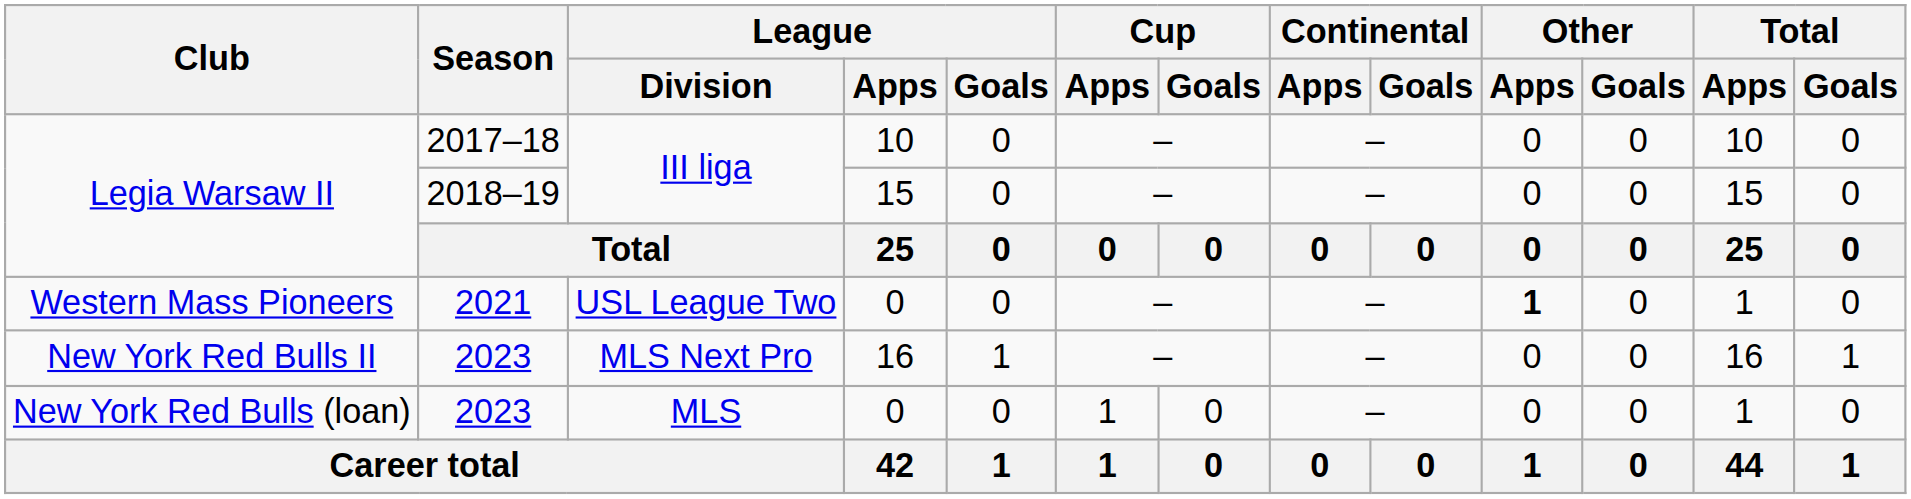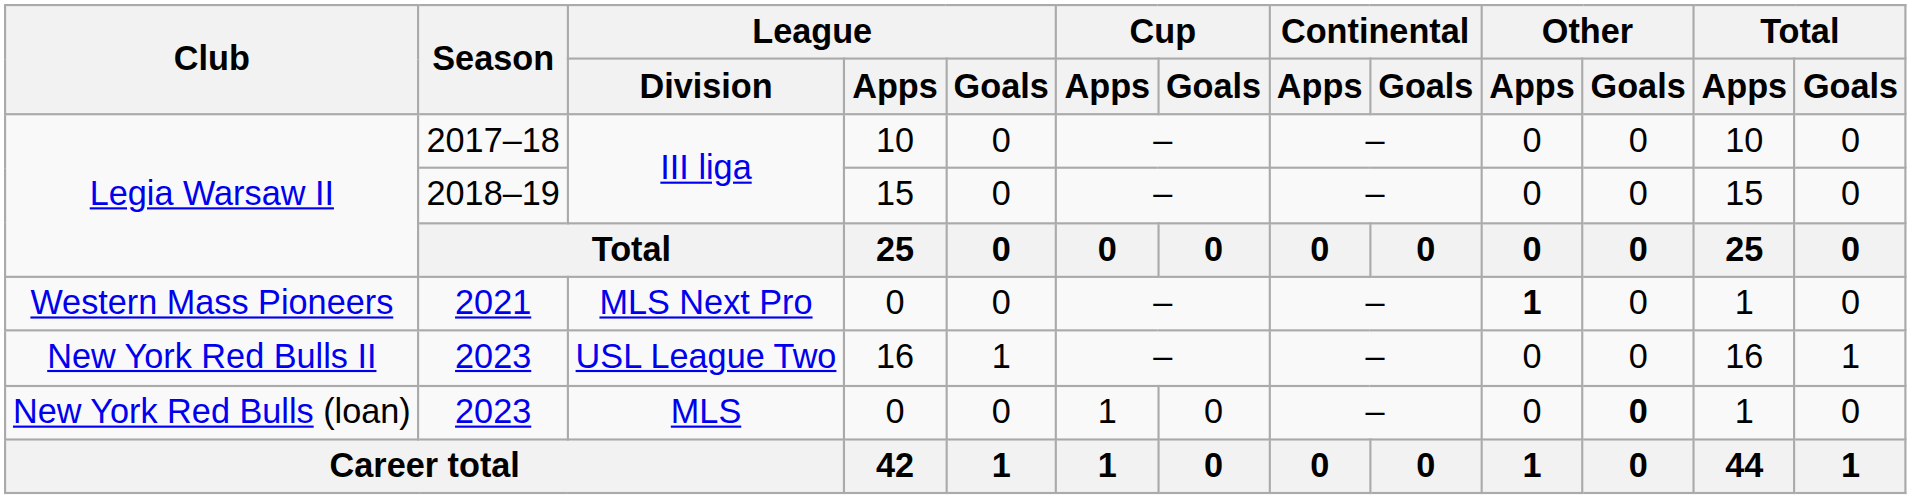(706, 303) USL League Two -> (706, 303) MLS Next Pro
(706, 357) MLS Next Pro -> (706, 357) USL League Two
(1638, 411) normal -> (1638, 411) bold
